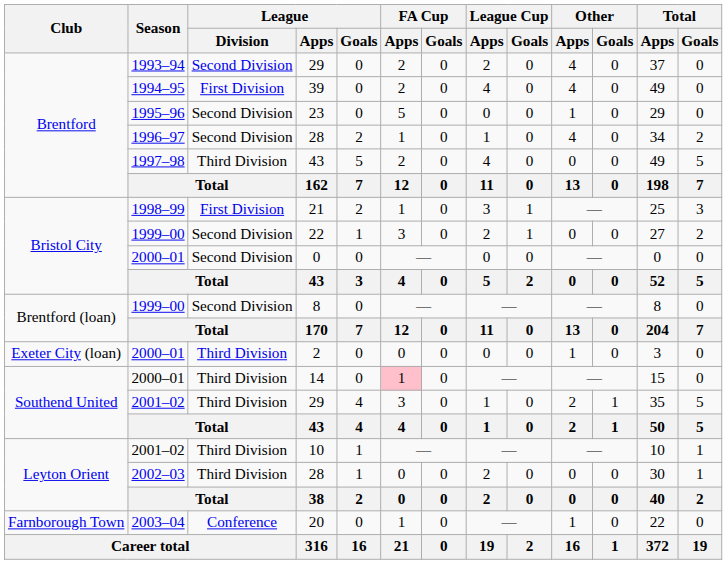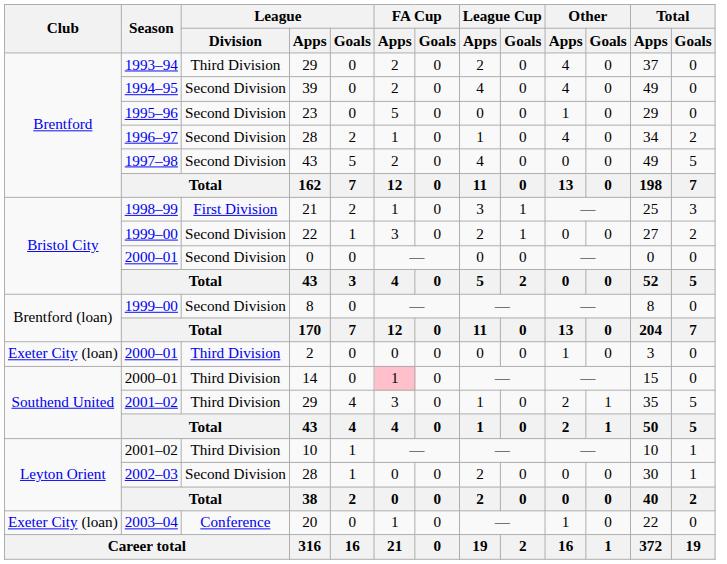(242, 64) Second Division -> (235, 64) Third Division
(242, 88) First Division -> (235, 88) Second Division
(242, 161) Third Division -> (235, 161) Second Division
(242, 474) Third Division -> (235, 474) Second Division
(66, 522) Farnborough Town -> (63, 522) Exeter City (loan)
